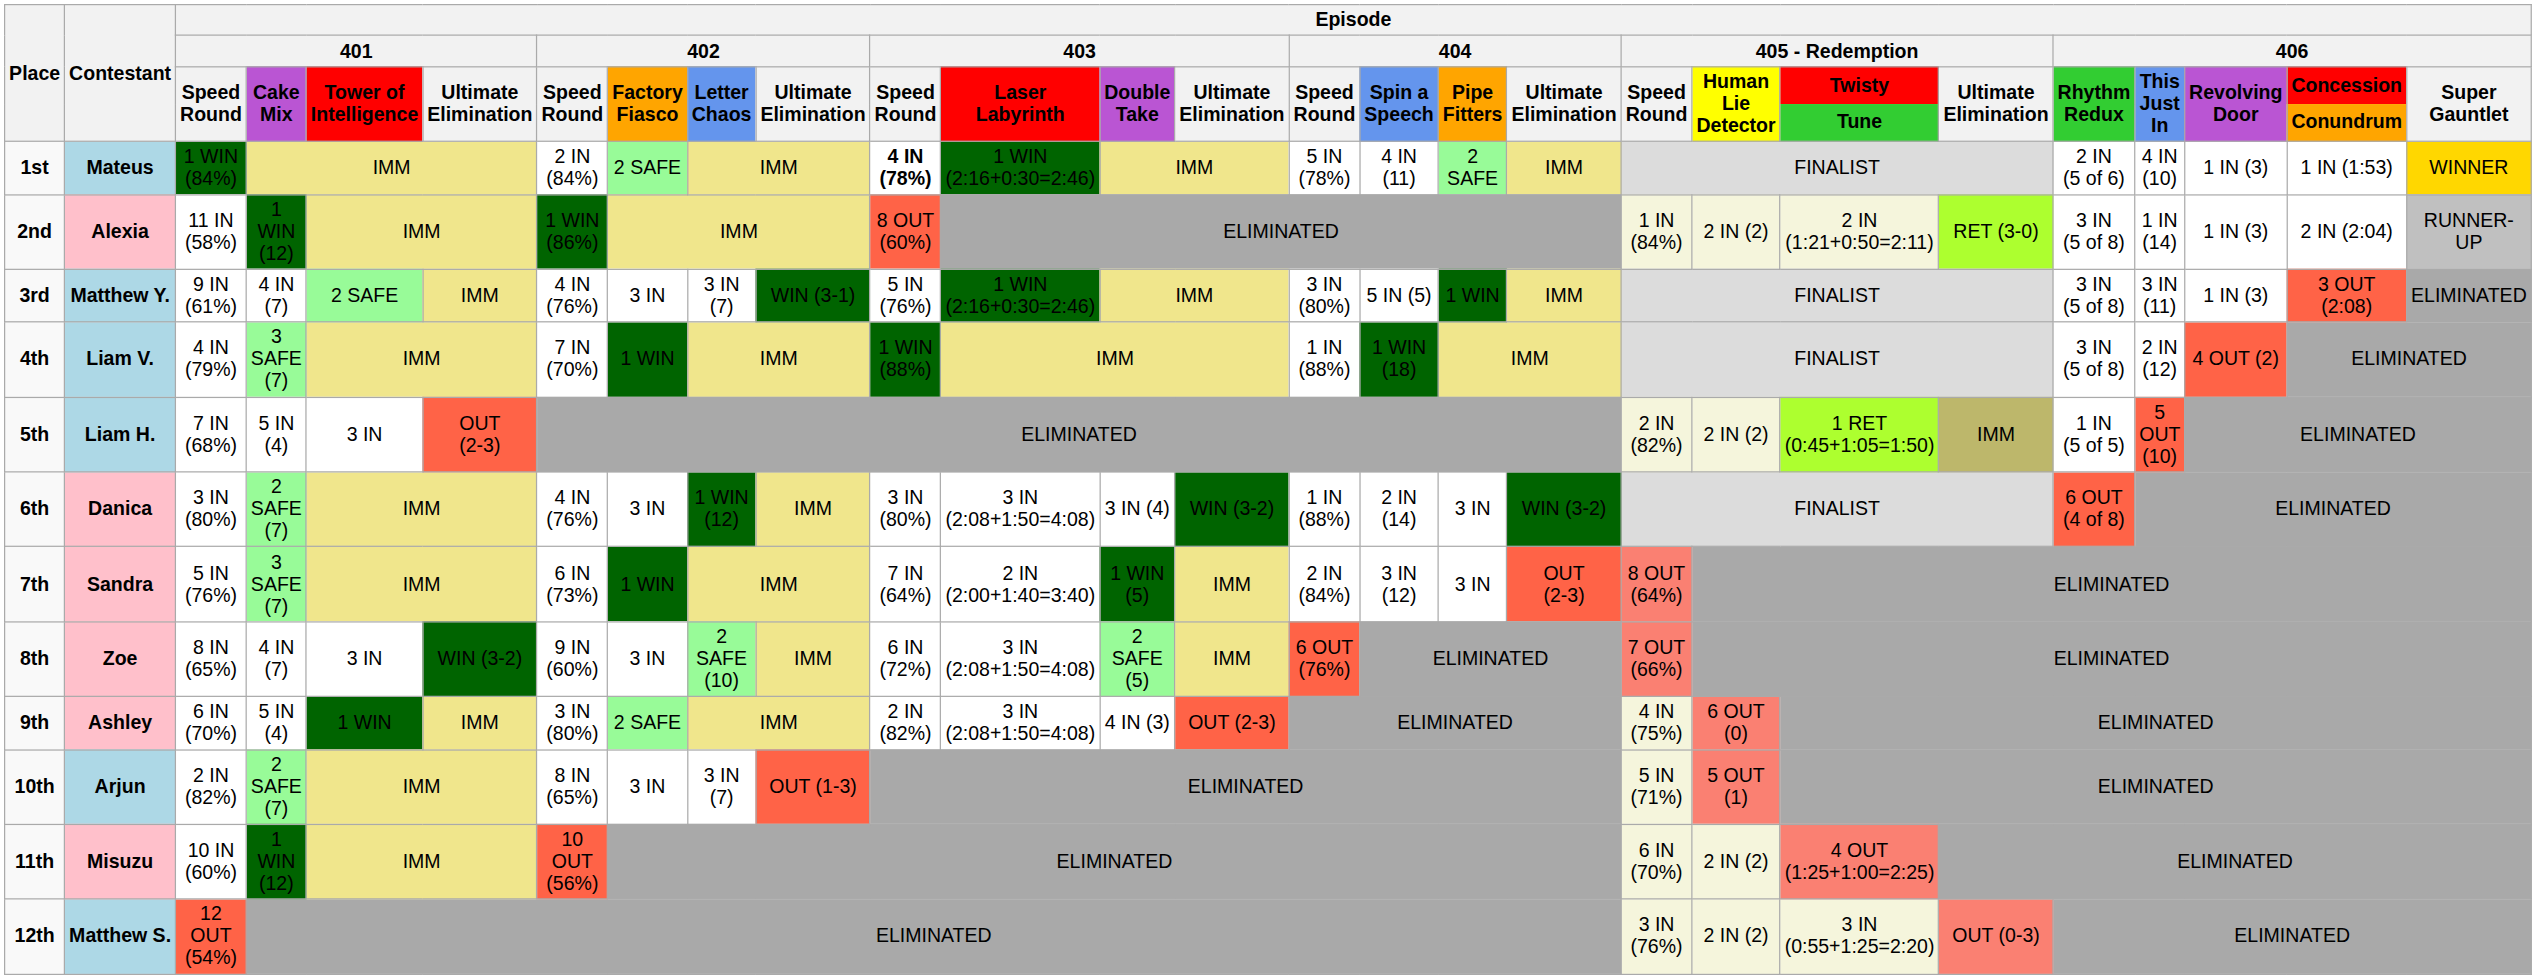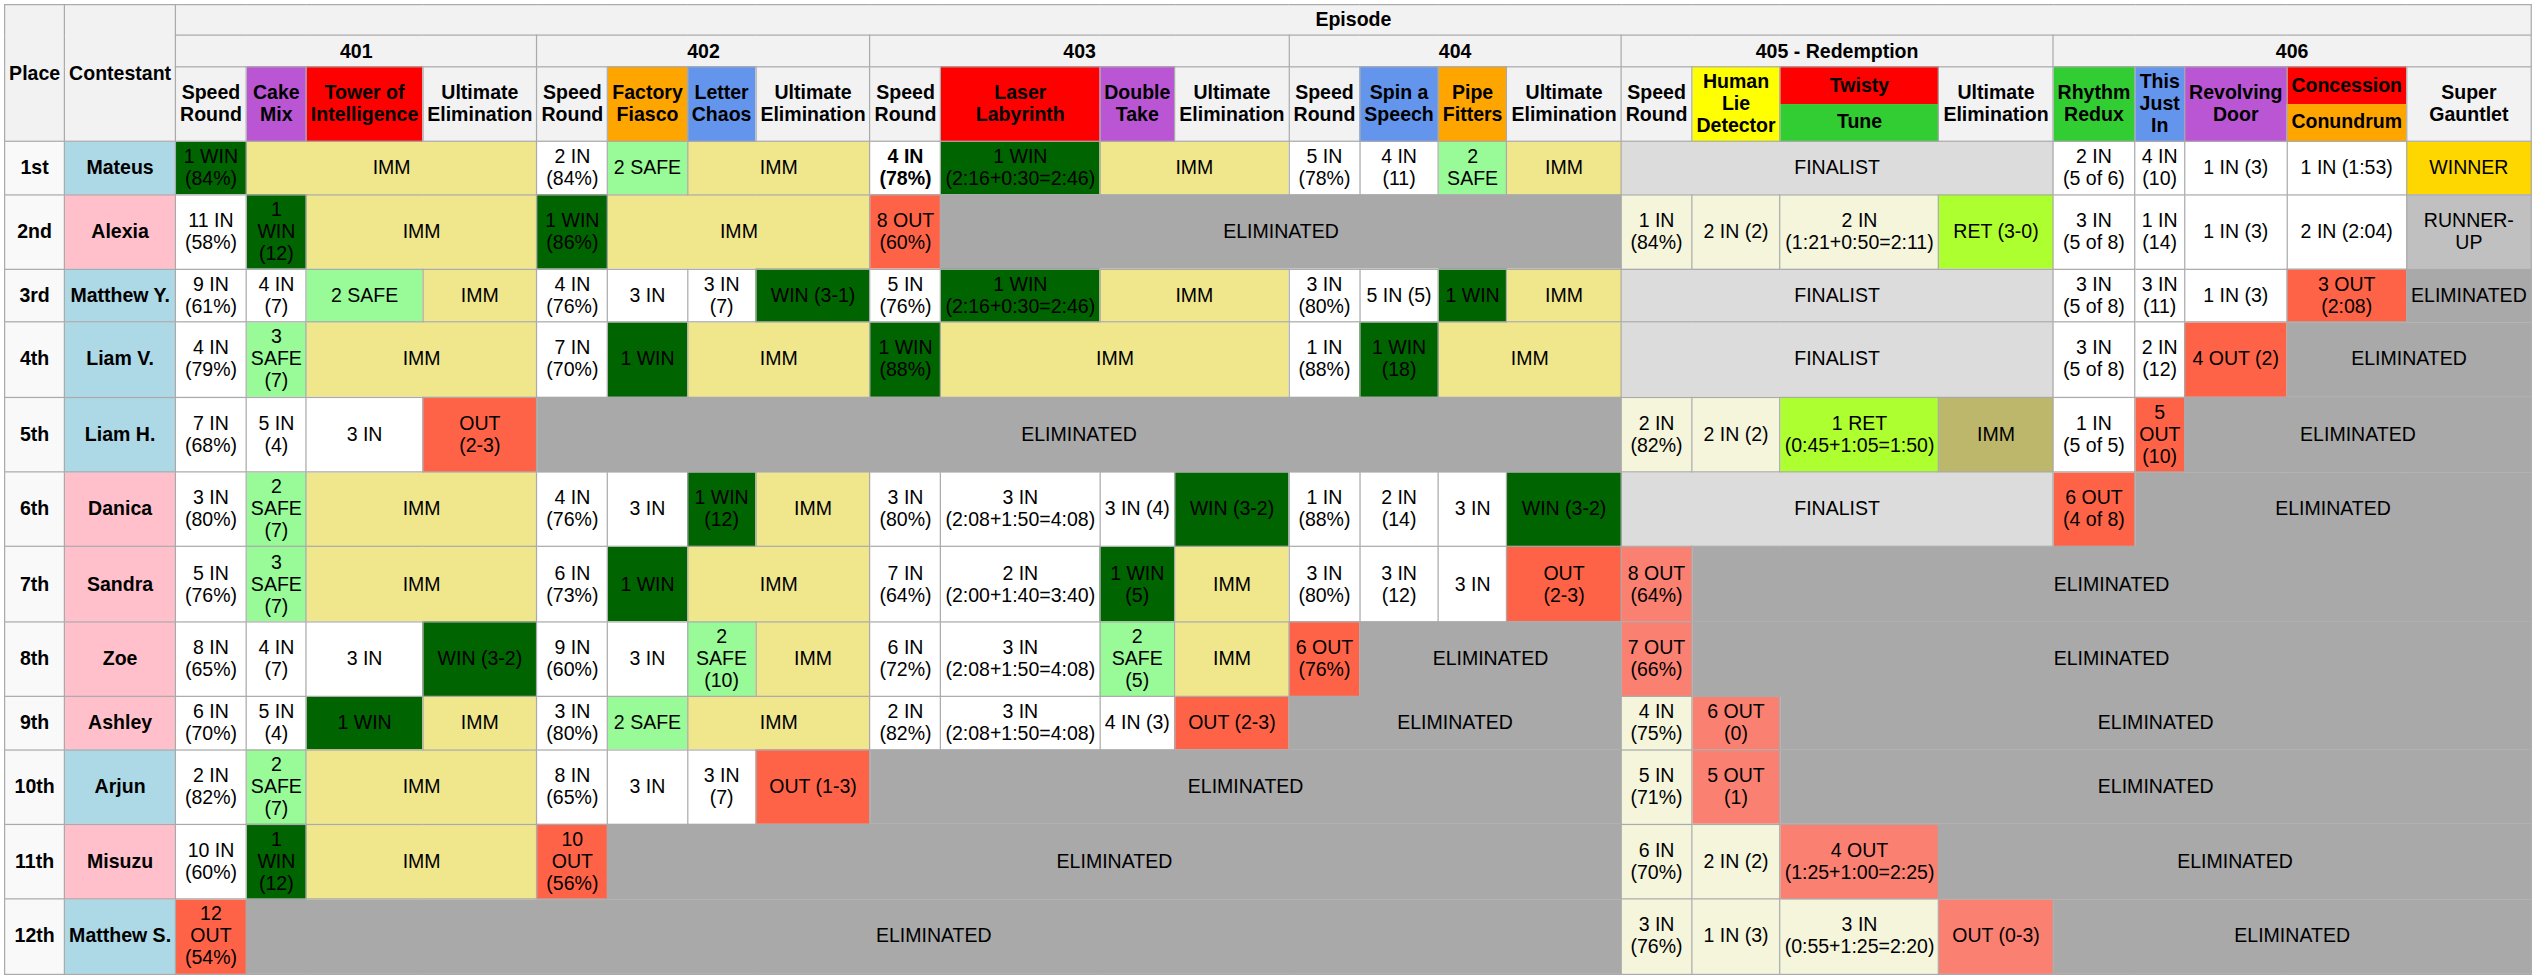(1324, 584) 2 IN (84%) -> (1324, 584) 3 IN (80%)
(1736, 936) 2 IN (2) -> (1736, 936) 1 IN (3)
